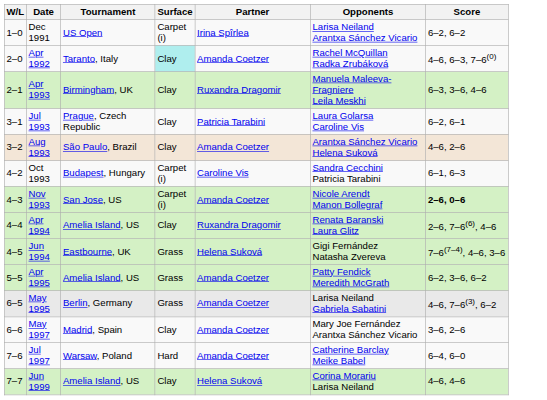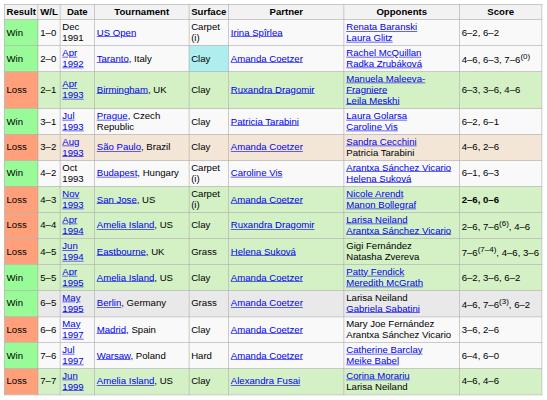+ column: (21, 12)
(365, 32) Larisa Neiland Arantxa Sánchez Vicario -> (382, 32) Renata Baranski Laura Glitz
(365, 147) Arantxa Sánchez Vicario Helena Suková -> (381, 147) Sandra Cecchini Patricia Tarabini
(348, 173) Sandra Cecchini Patricia Tarabini -> (399, 173) Arantxa Sánchez Vicario Helena Suková
(348, 225) Renata Baranski Laura Glitz -> (399, 225) Larisa Neiland Arantxa Sánchez Vicario
(170, 277) Grass -> (201, 277) Clay
(230, 381) Helena Suková -> (265, 381) Alexandra Fusai
